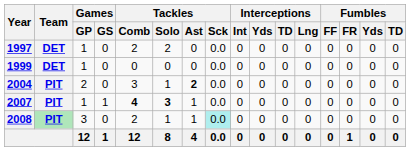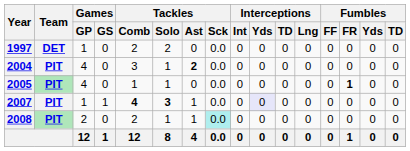- row: (19, 66)
(84, 84) 2 -> (84, 66) 4
+ row: (19, 84)
(262, 102) no background -> (262, 102) lavender background
(84, 119) 3 -> (84, 119) 2
